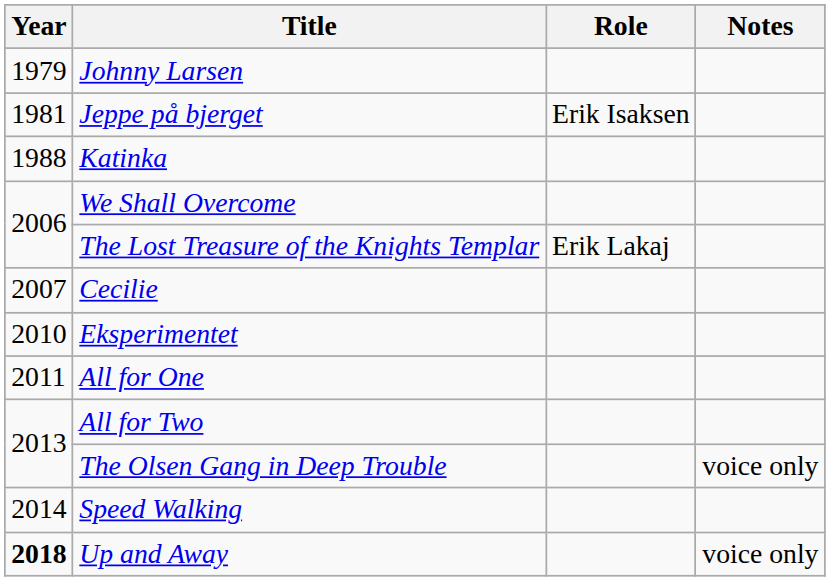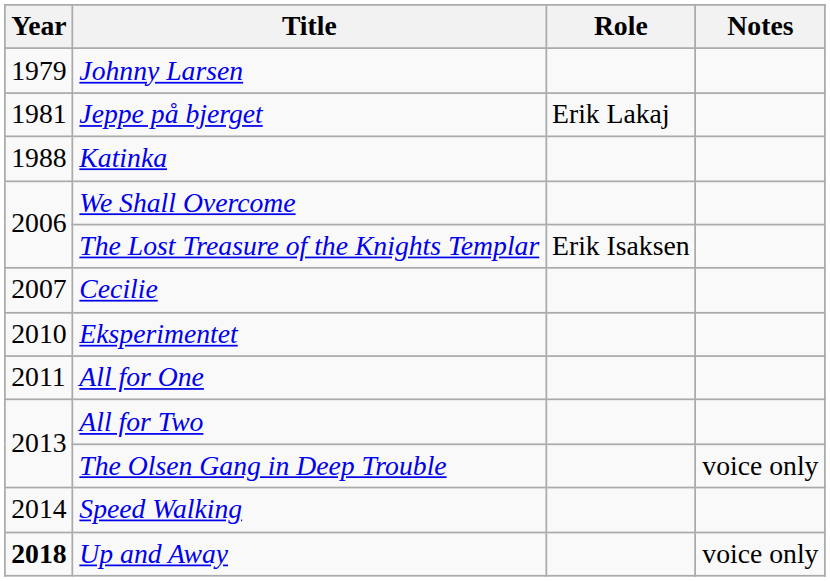(621, 114) Erik Isaksen -> (611, 114) Erik Lakaj
(611, 245) Erik Lakaj -> (621, 245) Erik Isaksen
